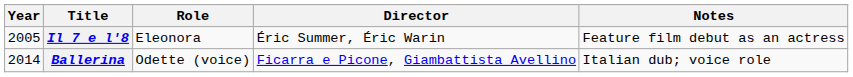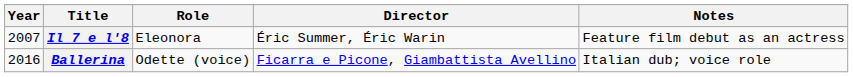(24, 38) 2005 -> (24, 38) 2007
(24, 60) 2014 -> (24, 60) 2016
